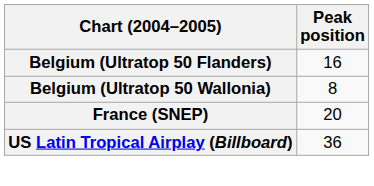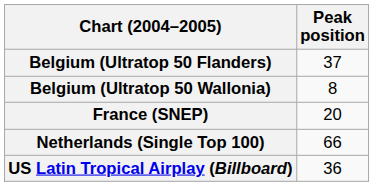(333, 62) 16 -> (333, 62) 37
+ row: (150, 141)
